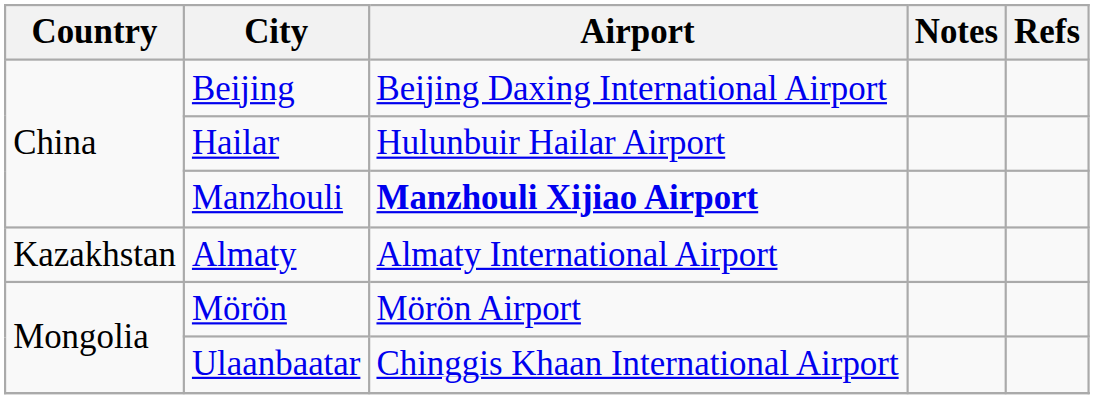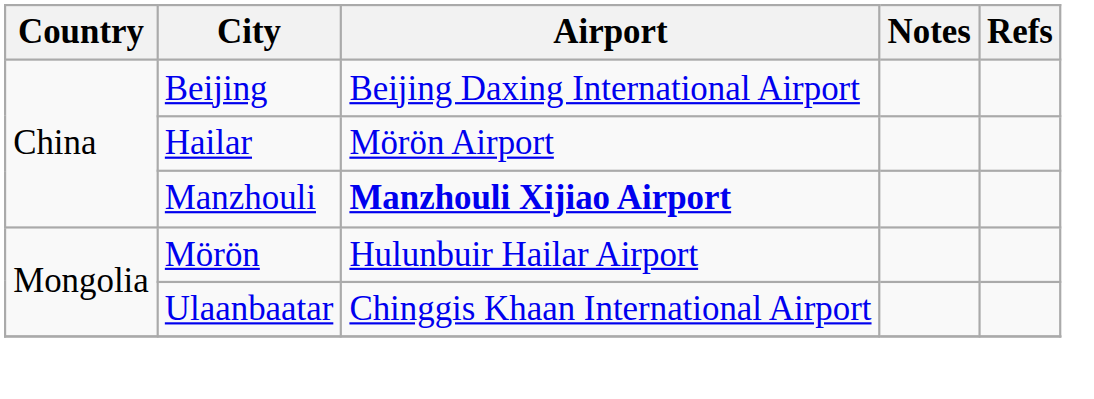(551, 142) Hulunbuir Hailar Airport -> (452, 142) Mörön Airport
- row: (244, 253)
(479, 308) Mörön Airport -> (524, 253) Hulunbuir Hailar Airport
